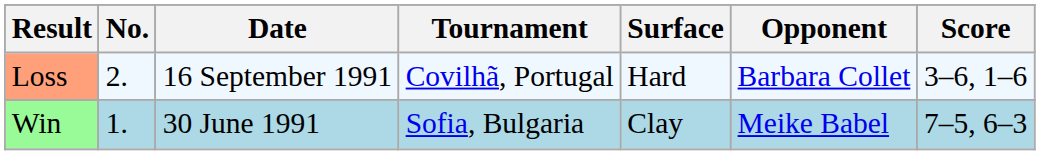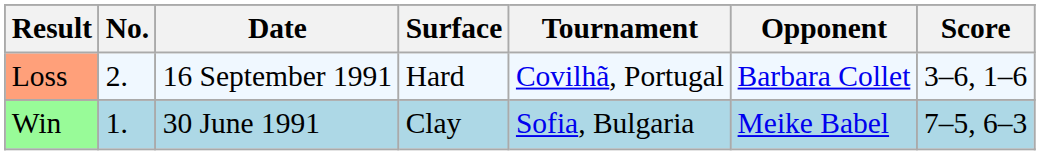columns swapped: (510, 27) <-> (676, 27)
